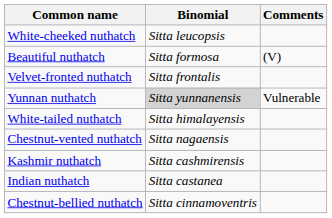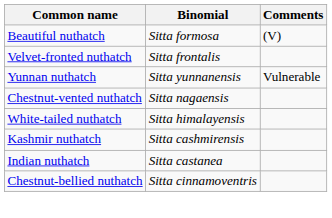- row: (71, 35)
(195, 98) lightgrey background -> (195, 77) no background
rows swapped: (64, 118) <-> (75, 139)
